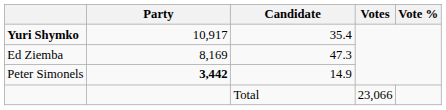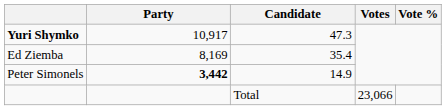(341, 34) 35.4 -> (341, 34) 47.3
(341, 54) 47.3 -> (341, 54) 35.4
